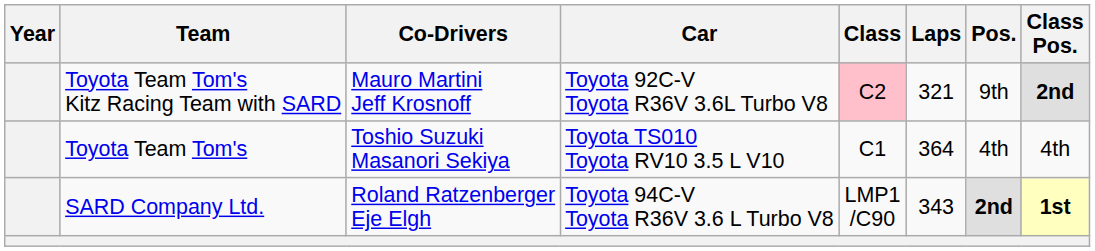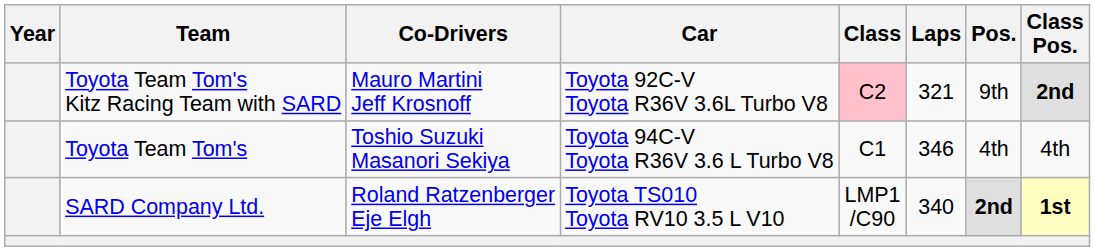(675, 149) Toyota TS010 Toyota RV10 3.5 L V10 -> (699, 149) Toyota 94C-V Toyota R36V 3.6 L Turbo V8
(936, 149) 364 -> (936, 149) 346
(699, 207) Toyota 94C-V Toyota R36V 3.6 L Turbo V8 -> (675, 207) Toyota TS010 Toyota RV10 3.5 L V10
(936, 207) 343 -> (936, 207) 340
